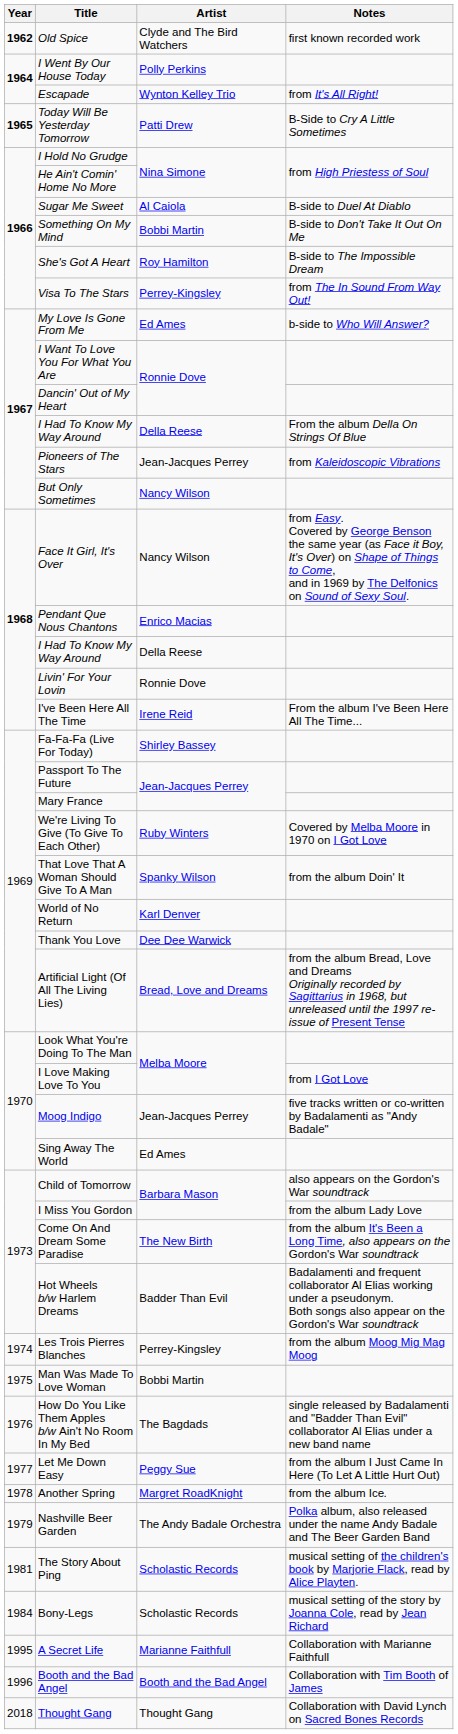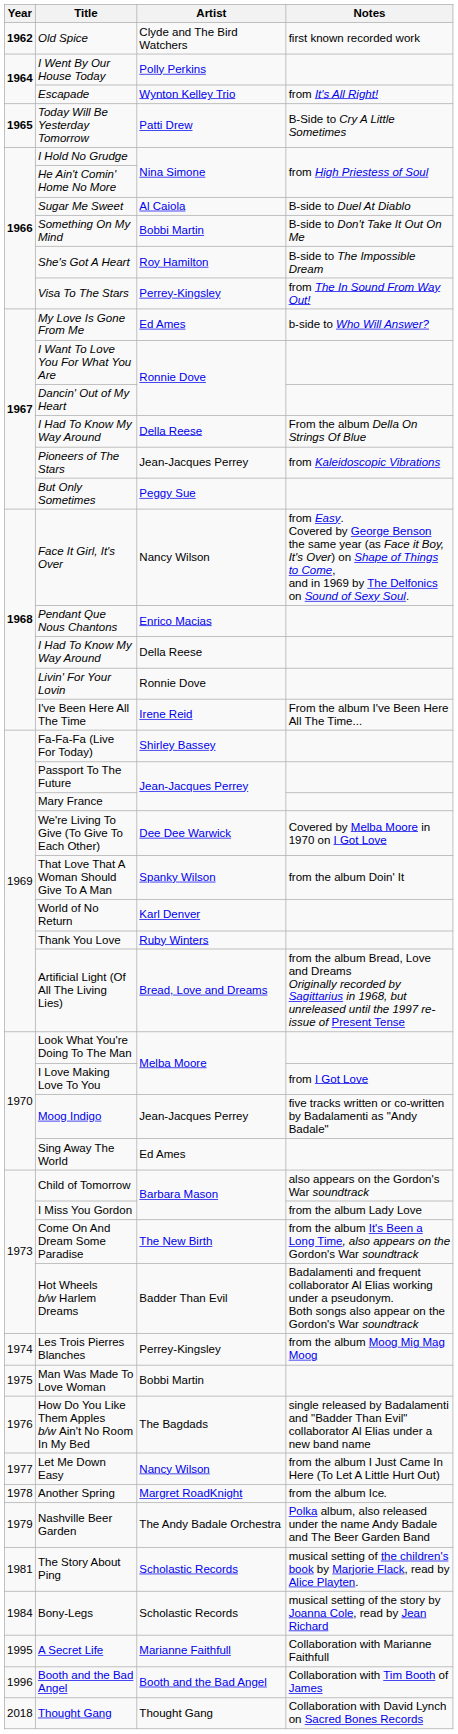(175, 493) Nancy Wilson -> (168, 493) Peggy Sue
(174, 833) Ruby Winters -> (185, 833) Dee Dee Warwick
(185, 939) Dee Dee Warwick -> (174, 939) Ruby Winters
(168, 1469) Peggy Sue -> (175, 1469) Nancy Wilson
